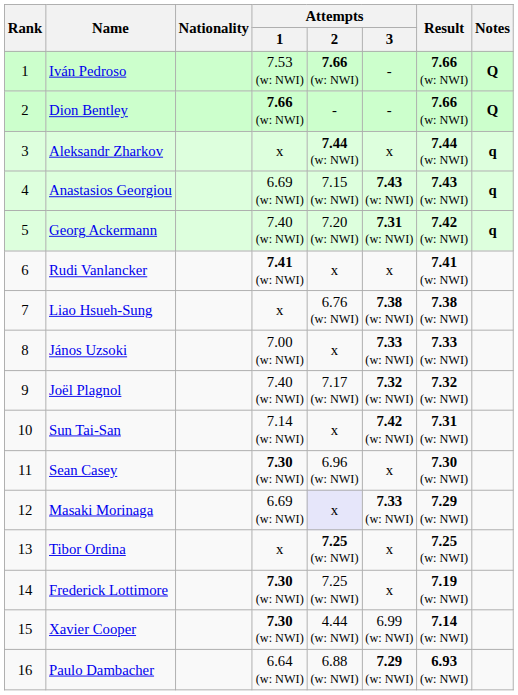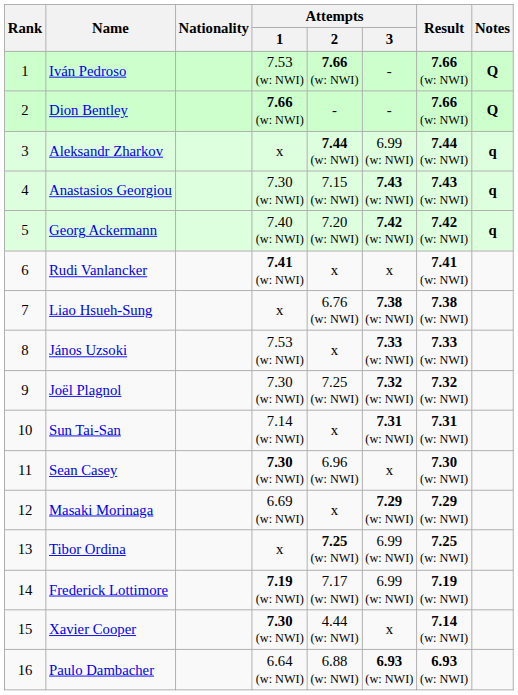(389, 150) x -> (389, 150) 6.99 (w: NWI)
(280, 190) 6.69 (w: NWI) -> (280, 190) 7.30 (w: NWI)
(389, 230) 7.31 (w: NWI) -> (389, 230) 7.42 (w: NWI)
(280, 350) 7.00 (w: NWI) -> (280, 350) 7.53 (w: NWI)
(280, 390) 7.40 (w: NWI) -> (280, 390) 7.30 (w: NWI)
(335, 390) 7.17 (w: NWI) -> (335, 390) 7.25 (w: NWI)
(389, 430) 7.42 (w: NWI) -> (389, 430) 7.31 (w: NWI)
(335, 510) lavender background -> (335, 510) no background
(389, 510) 7.33 (w: NWI) -> (389, 510) 7.29 (w: NWI)
(389, 550) x -> (389, 550) 6.99 (w: NWI)
(280, 589) 7.30 (w: NWI) -> (280, 589) 7.19 (w: NWI)
(335, 589) 7.25 (w: NWI) -> (335, 589) 7.17 (w: NWI)
(389, 589) x -> (389, 589) 6.99 (w: NWI)
(389, 629) 6.99 (w: NWI) -> (389, 629) x
(389, 669) 7.29 (w: NWI) -> (389, 669) 6.93 (w: NWI)
